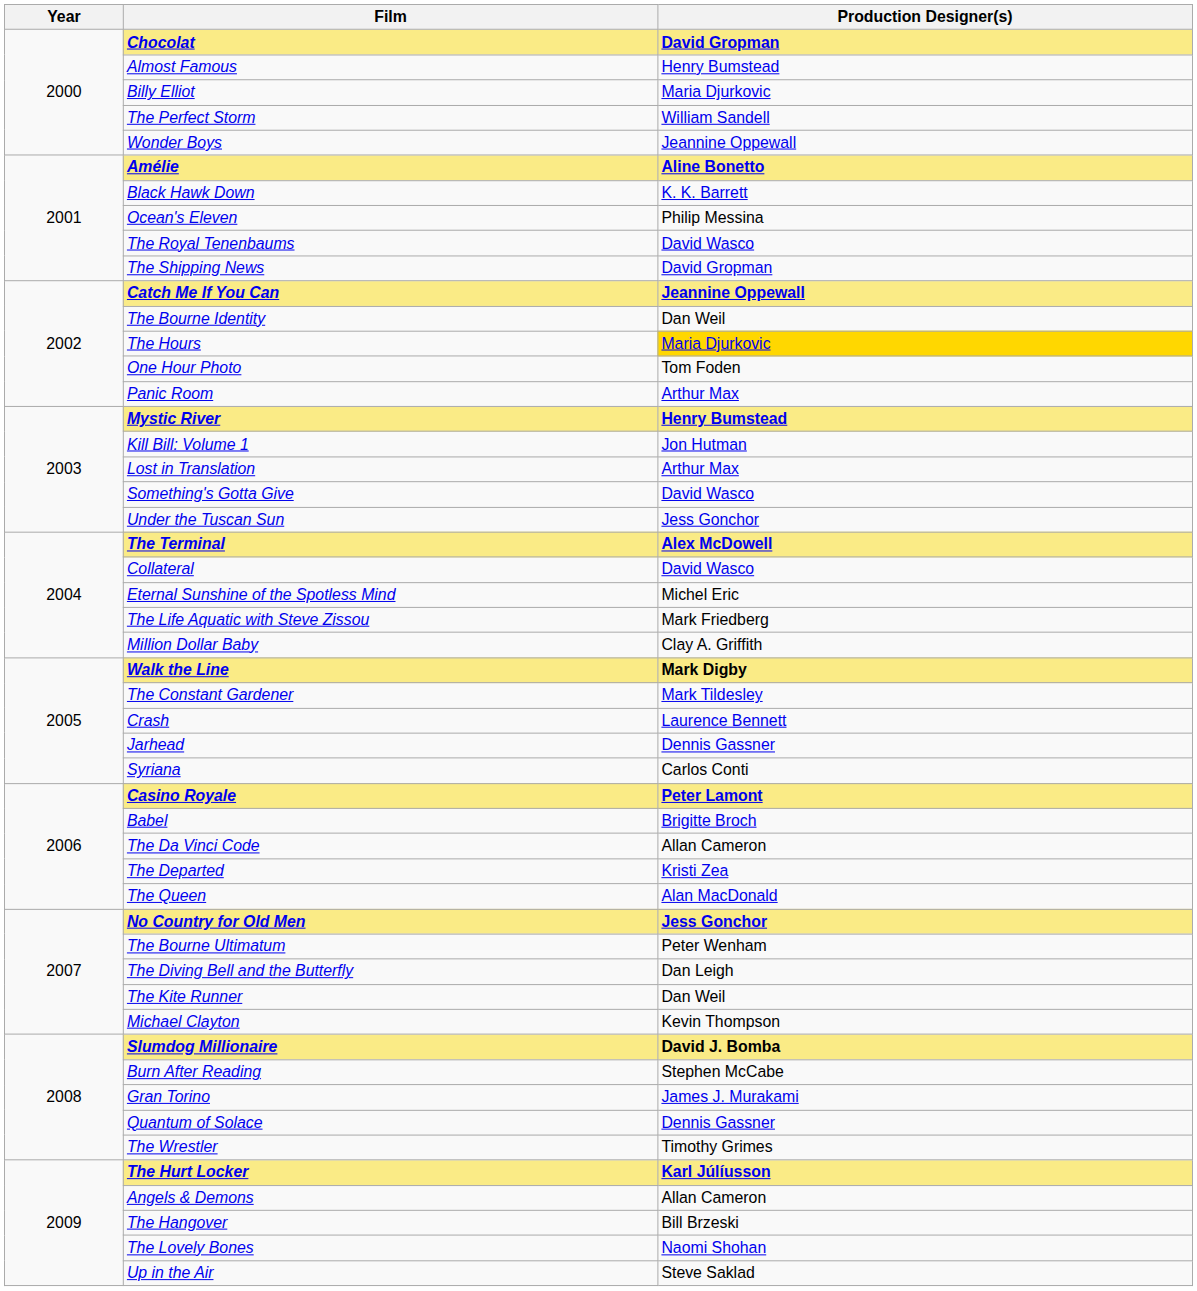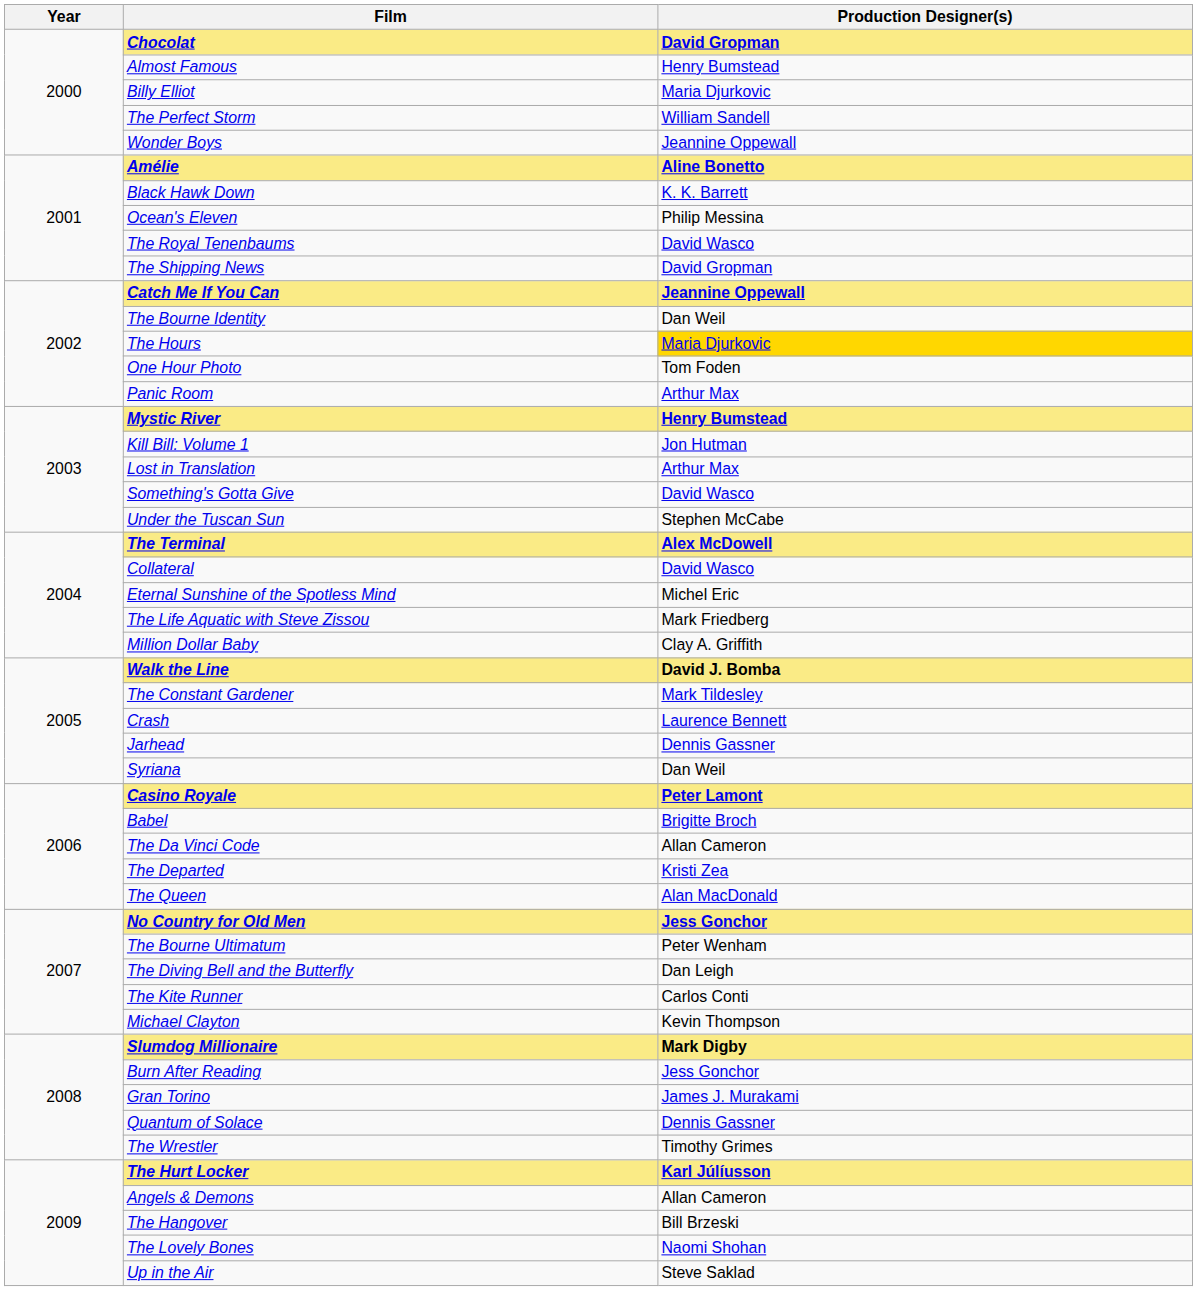(710, 519) Jess Gonchor -> (723, 519) Stephen McCabe
(704, 670) Mark Digby -> (721, 670) David J. Bomba
(705, 770) Carlos Conti -> (693, 770) Dan Weil
(693, 996) Dan Weil -> (705, 996) Carlos Conti
(721, 1047) David J. Bomba -> (704, 1047) Mark Digby
(723, 1072) Stephen McCabe -> (710, 1072) Jess Gonchor
